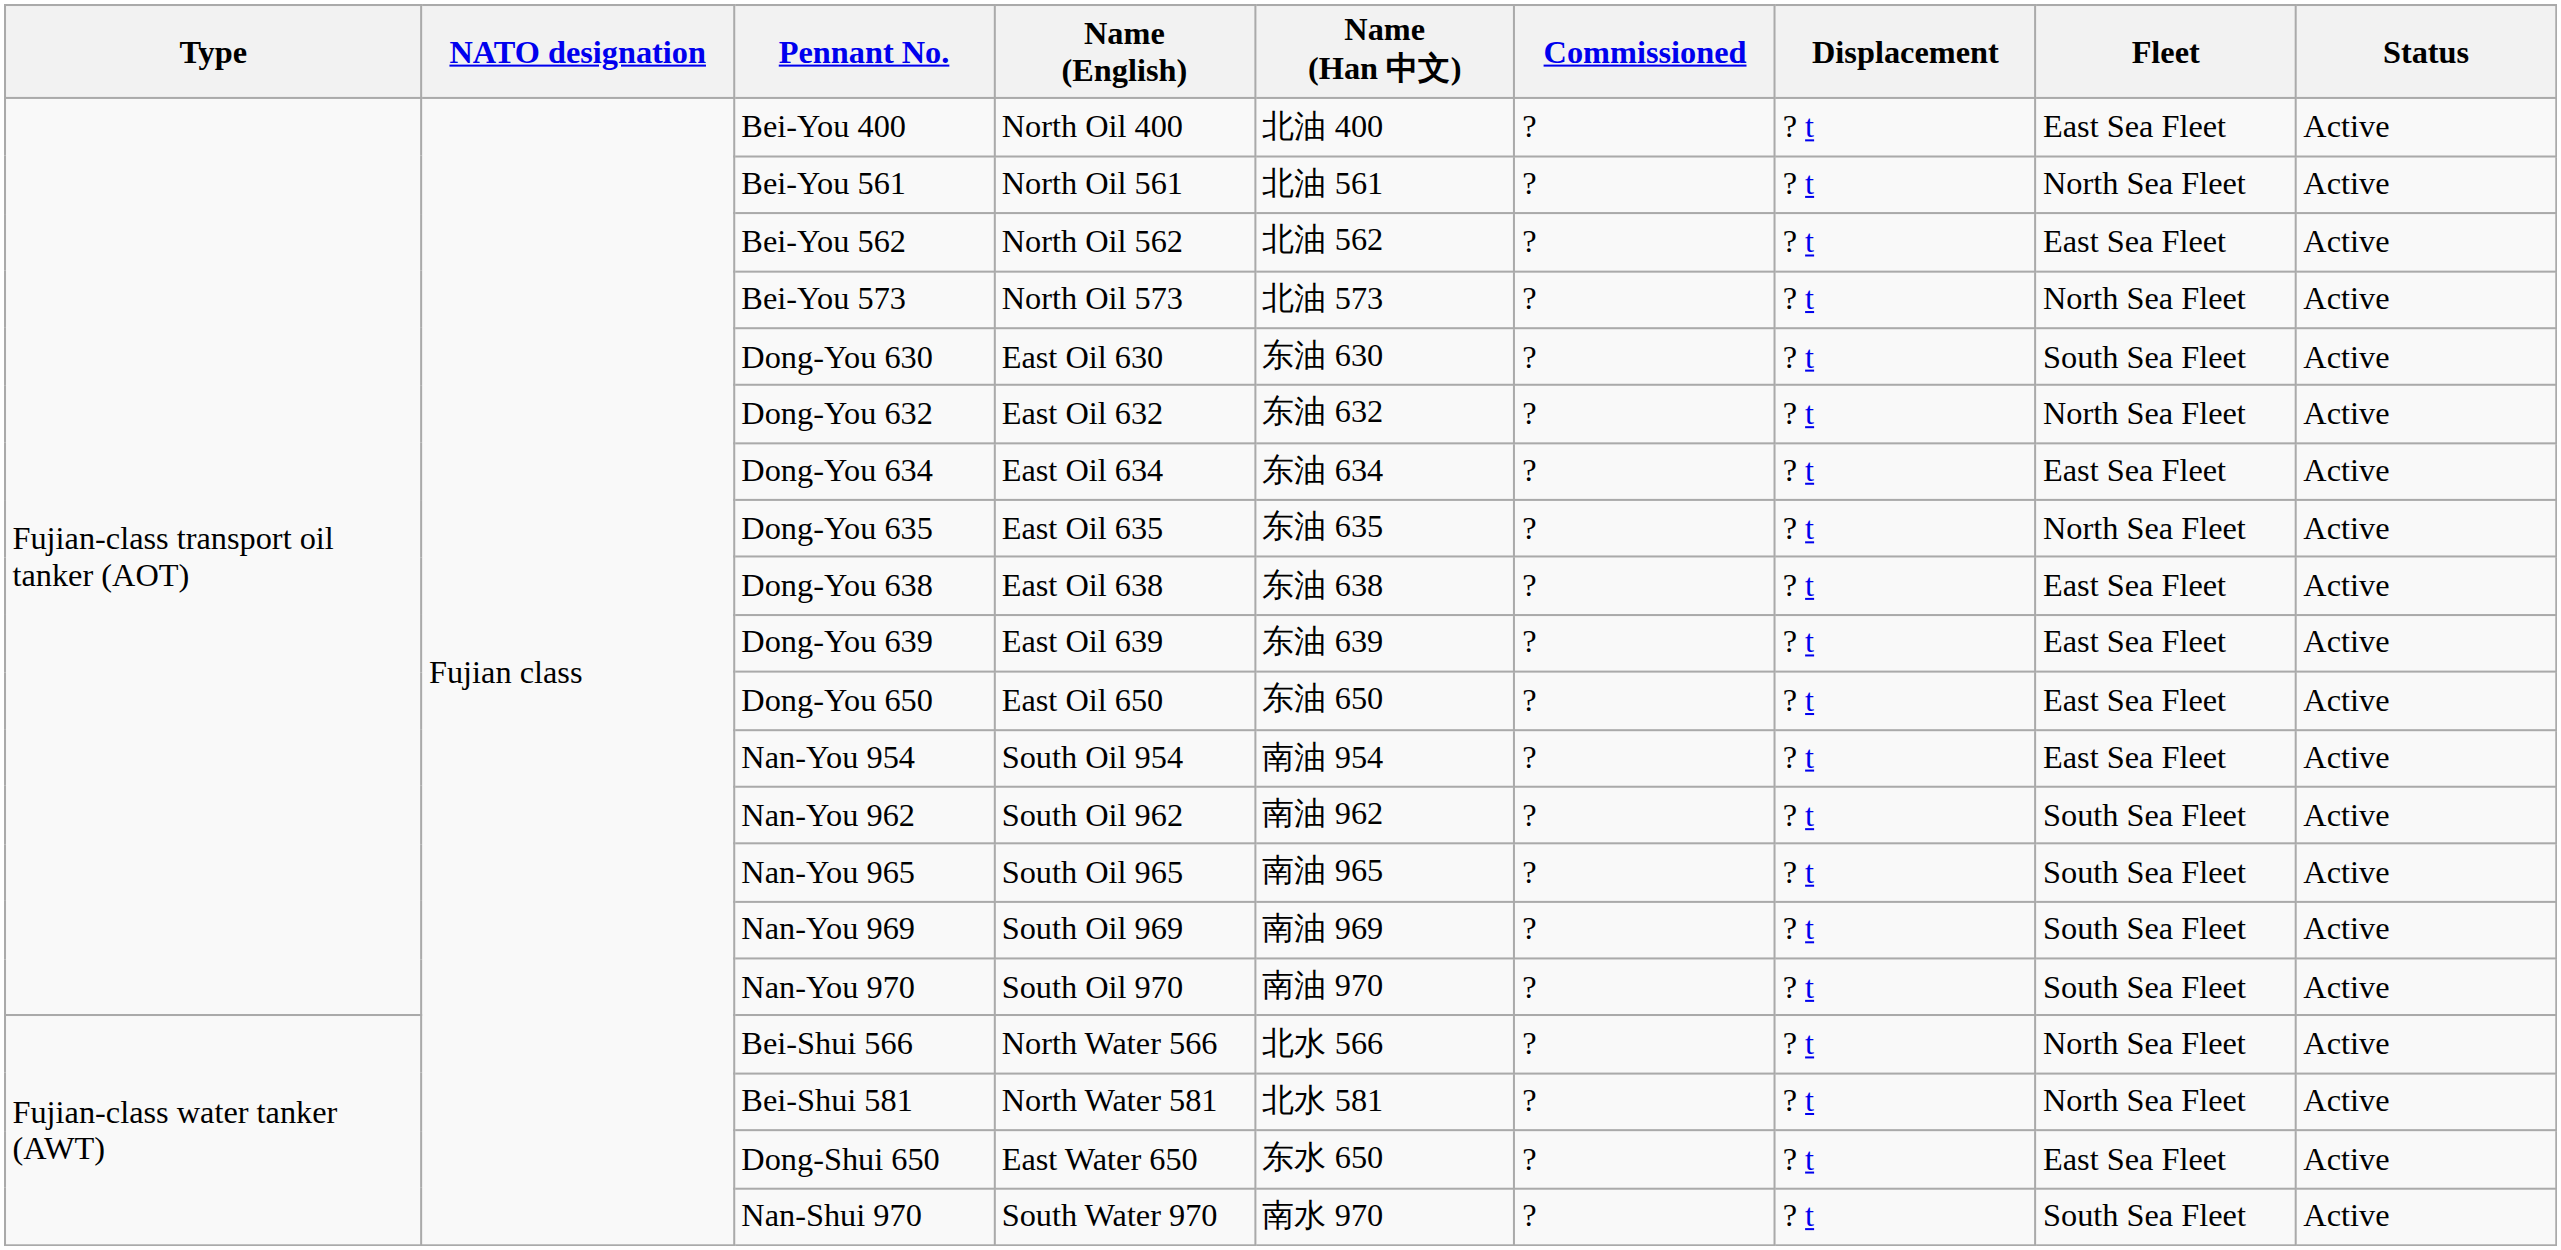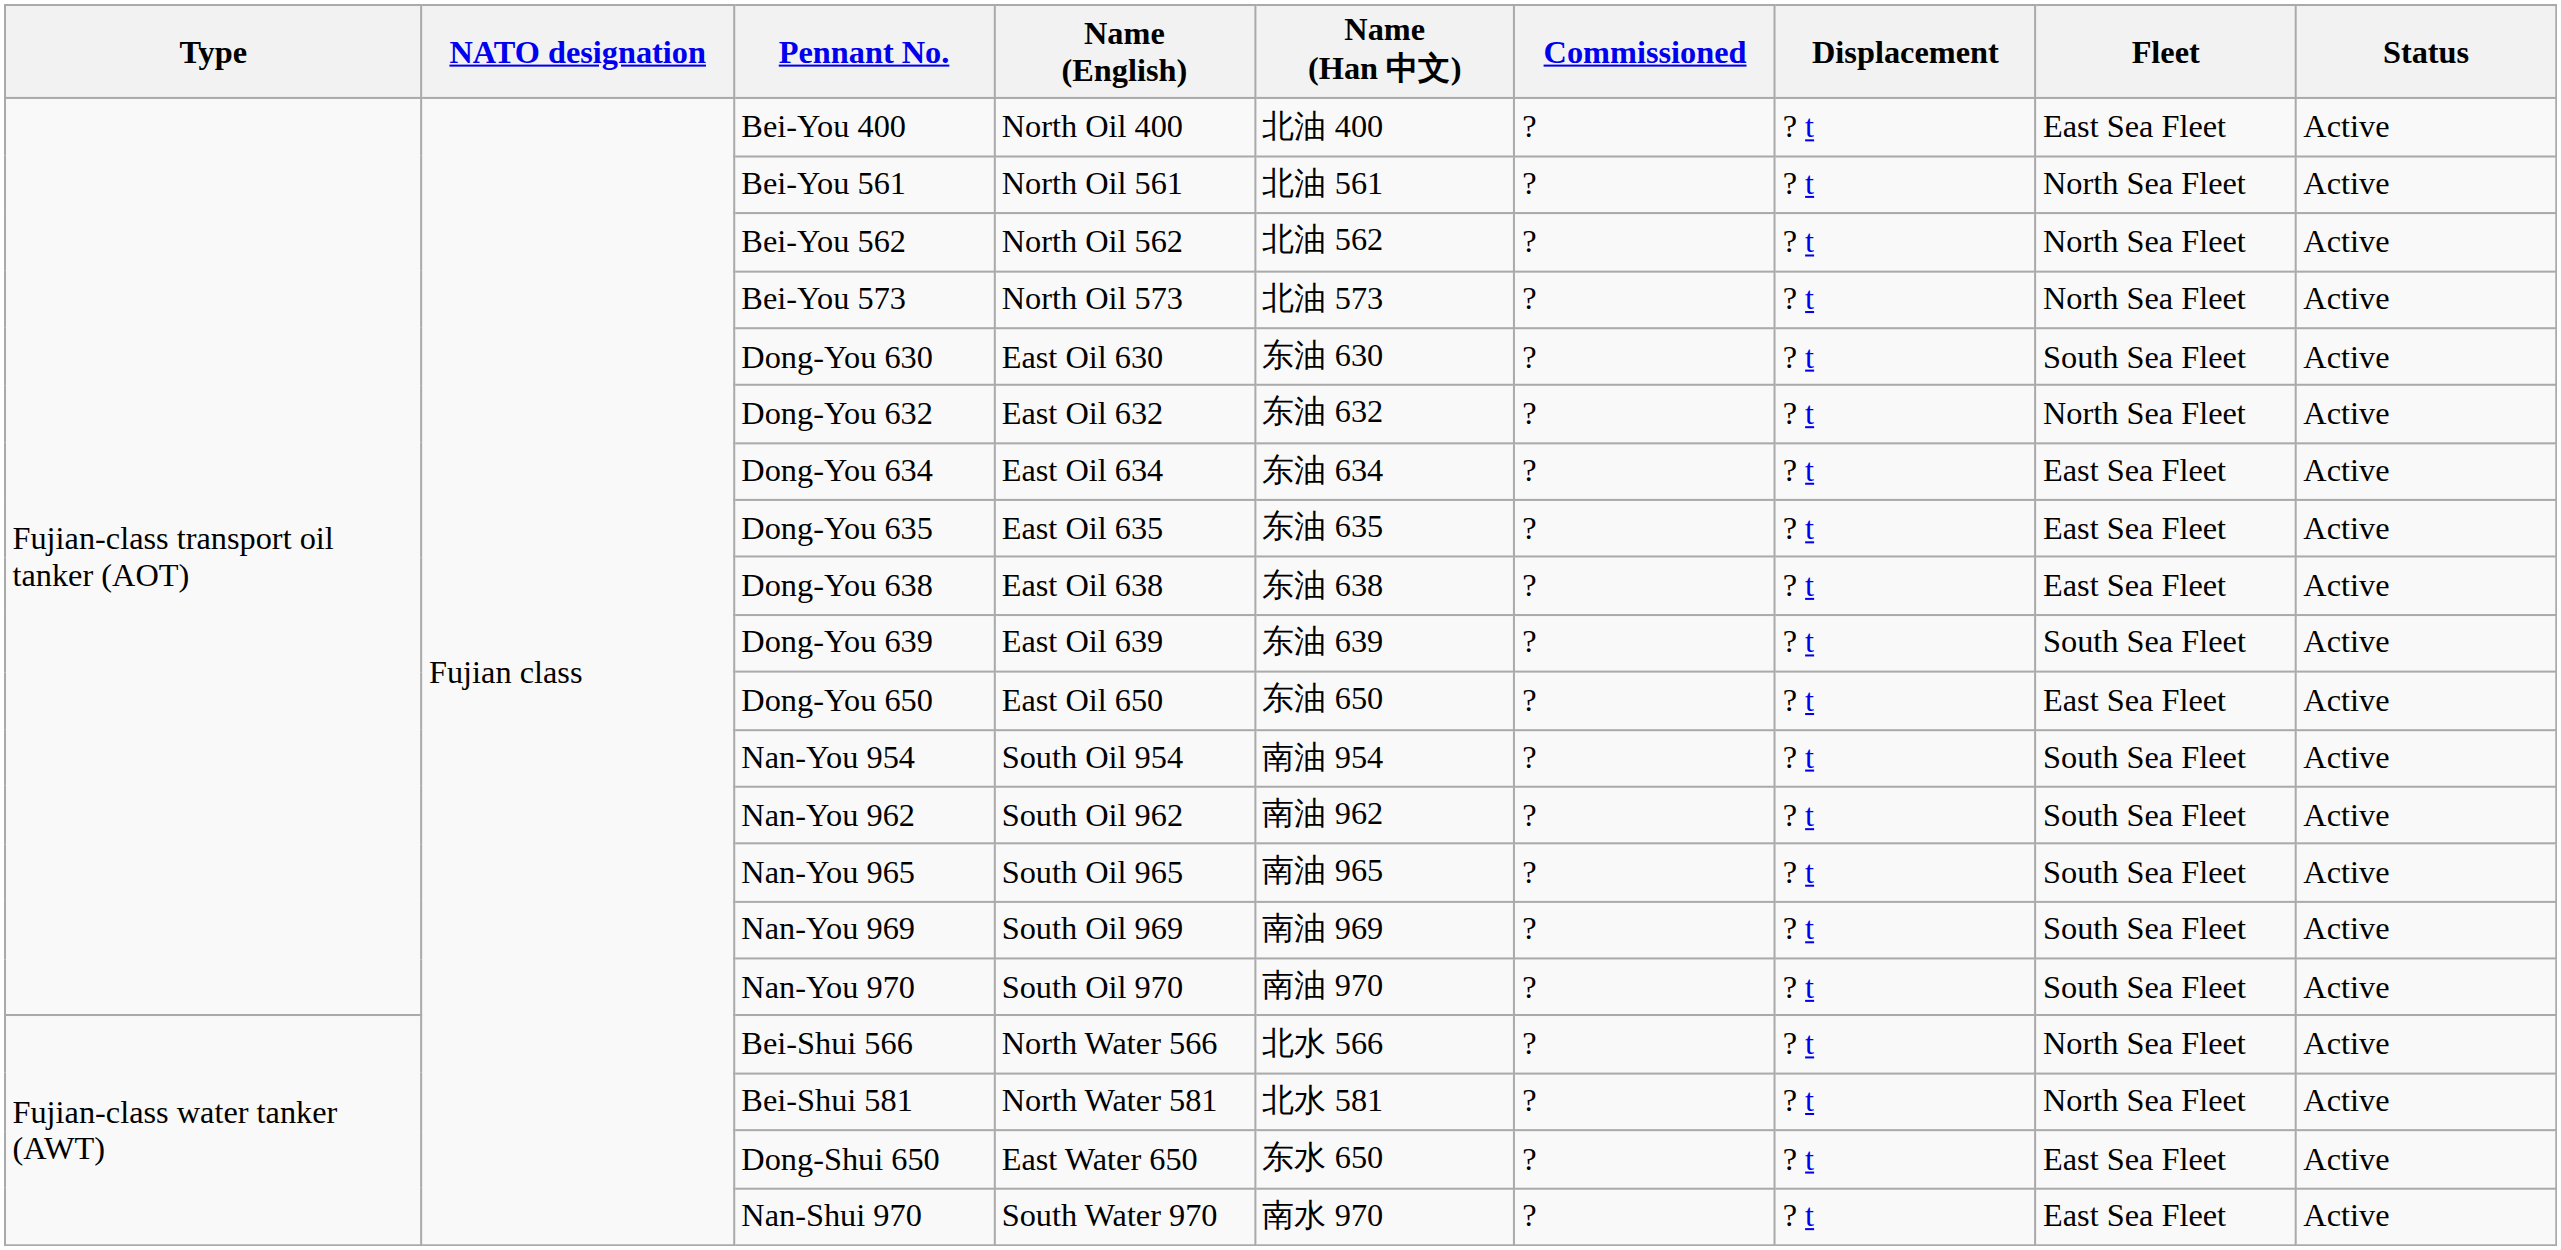(2135, 241) East Sea Fleet -> (2144, 241) North Sea Fleet
(2144, 528) North Sea Fleet -> (2135, 528) East Sea Fleet
(2135, 642) East Sea Fleet -> (2144, 642) South Sea Fleet
(2135, 757) East Sea Fleet -> (2144, 757) South Sea Fleet
(2144, 1215) South Sea Fleet -> (2135, 1215) East Sea Fleet
